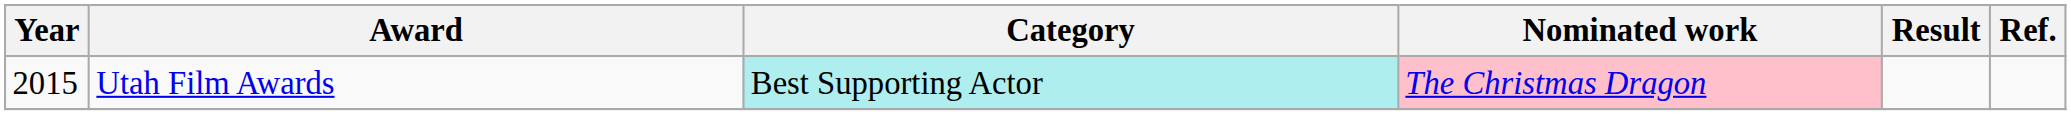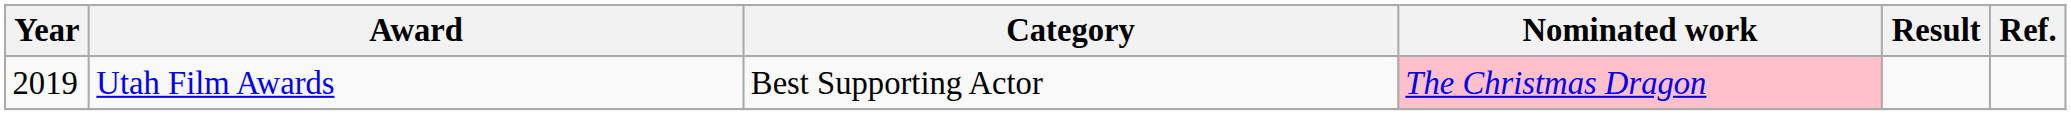(45, 82) 2015 -> (45, 82) 2019
(897, 82) paleturquoise background -> (897, 82) no background
